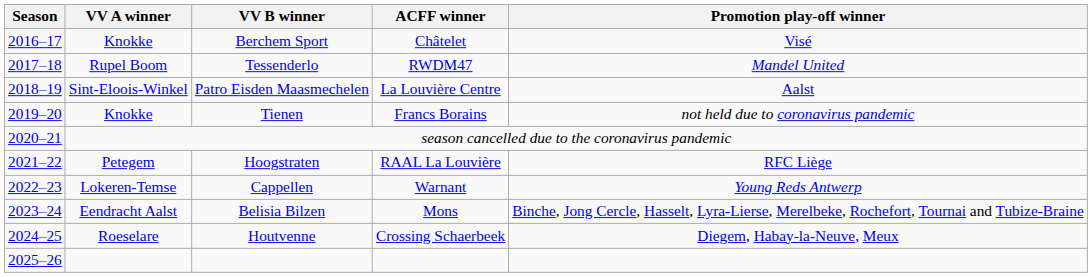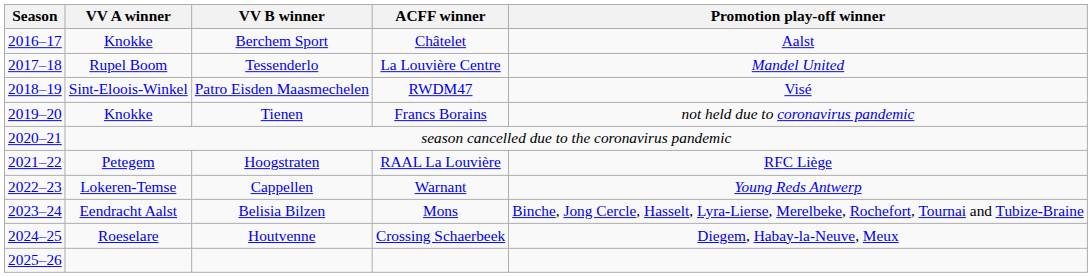(798, 41) Visé -> (798, 41) Aalst
(441, 65) RWDM47 -> (441, 65) La Louvière Centre
(441, 89) La Louvière Centre -> (441, 89) RWDM47
(798, 89) Aalst -> (798, 89) Visé
